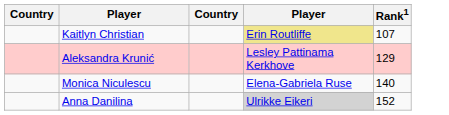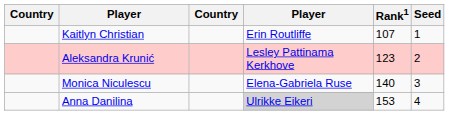+ column: (428, 15)
(279, 34) khaki background -> (279, 34) no background
(385, 59) 129 -> (385, 59) 123
(385, 101) 152 -> (385, 101) 153
